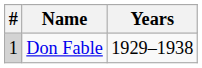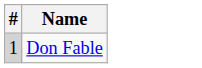- column: (152, 18)
